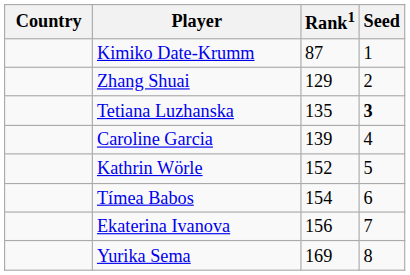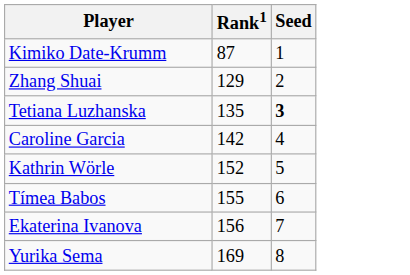- column: (49, 21)
(319, 139) 139 -> (230, 139) 142
(319, 197) 154 -> (230, 197) 155
